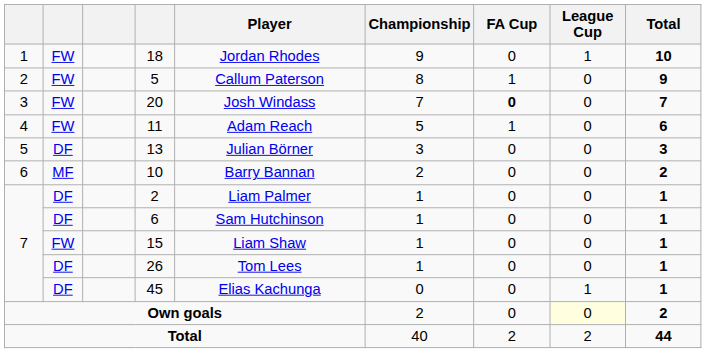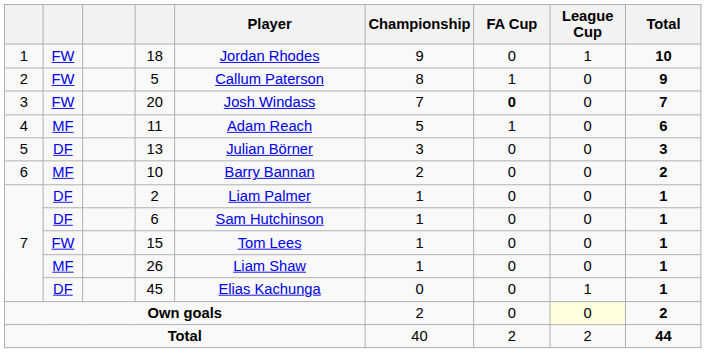(63, 126) FW -> (63, 126) MF
(270, 242) Liam Shaw -> (270, 242) Tom Lees
(63, 266) DF -> (63, 266) MF
(270, 266) Tom Lees -> (270, 266) Liam Shaw
